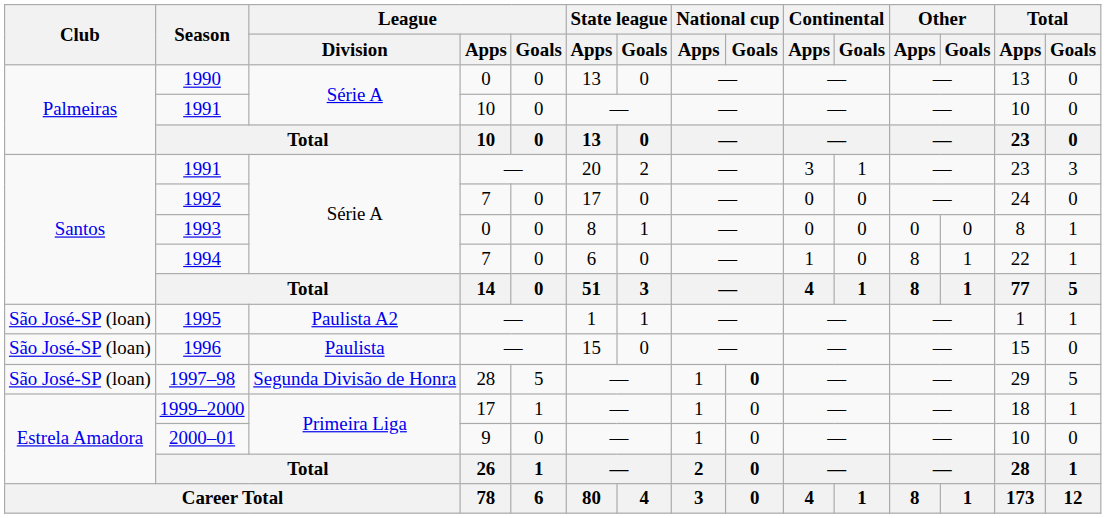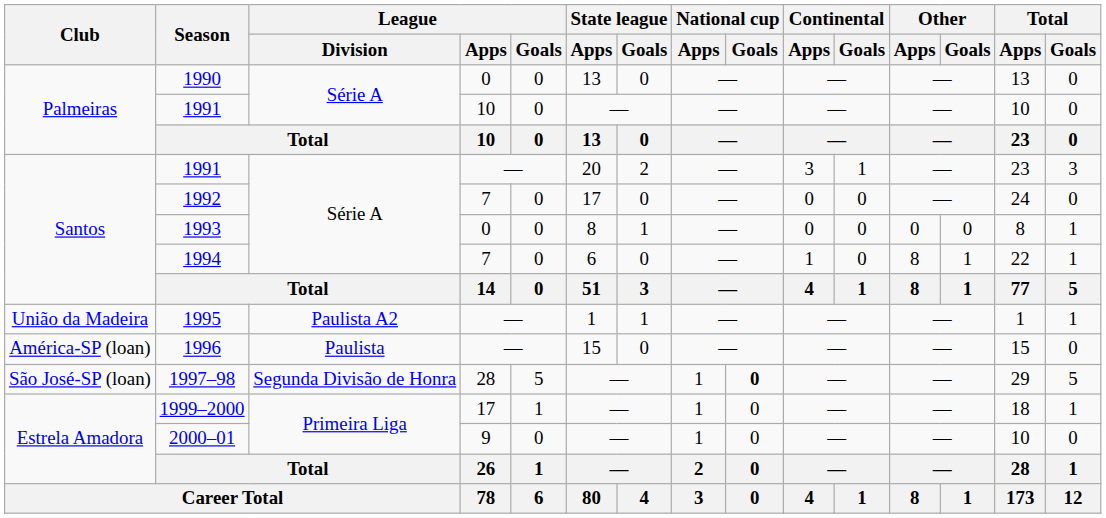(80, 318) São José-SP (loan) -> (80, 318) União da Madeira
(80, 348) São José-SP (loan) -> (80, 348) América-SP (loan)
